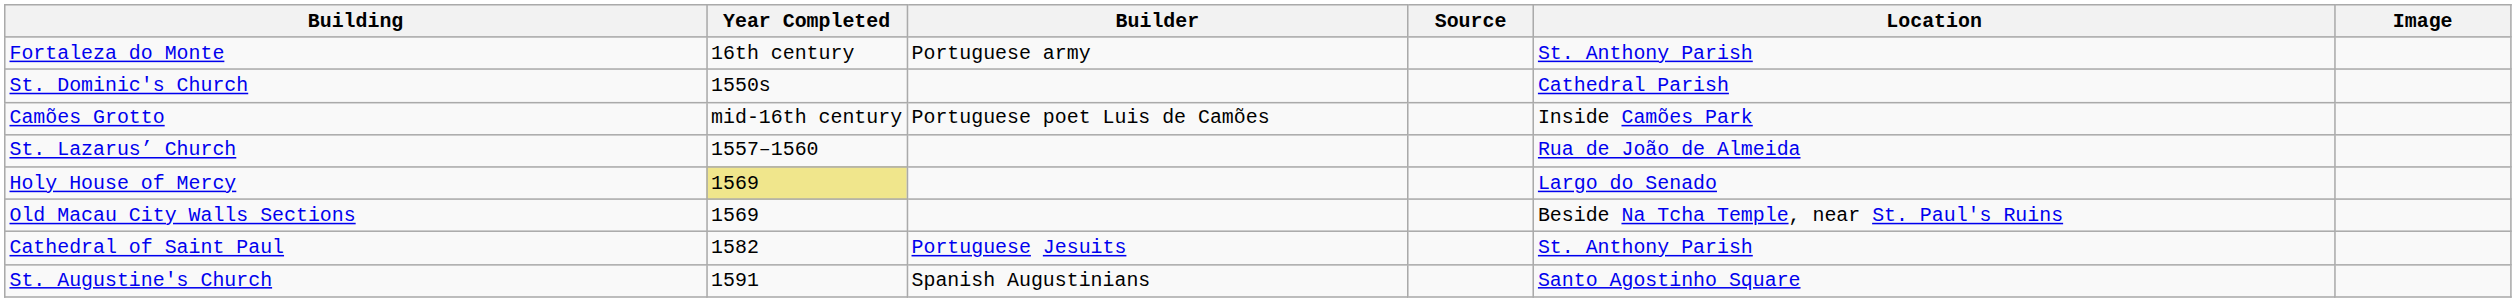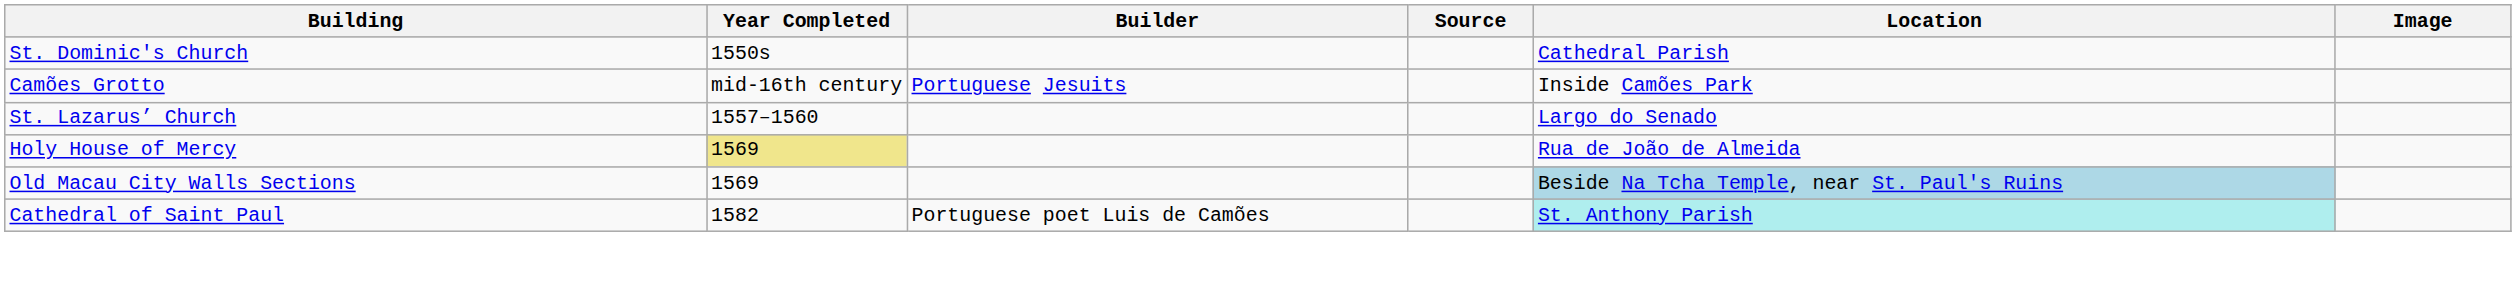- row: (117, 53)
(1091, 118) Portuguese poet Luis de Camões -> (1019, 86) Portuguese Jesuits
(1669, 151) Rua de João de Almeida -> (1627, 118) Largo do Senado
(1627, 183) Largo do Senado -> (1669, 151) Rua de João de Almeida
(1801, 215) no background -> (1801, 183) lightblue background
(1019, 248) Portuguese Jesuits -> (1091, 215) Portuguese poet Luis de Camões
(1645, 248) no background -> (1645, 215) paleturquoise background
- row: (141, 280)
